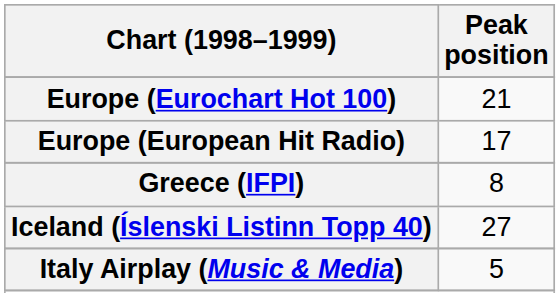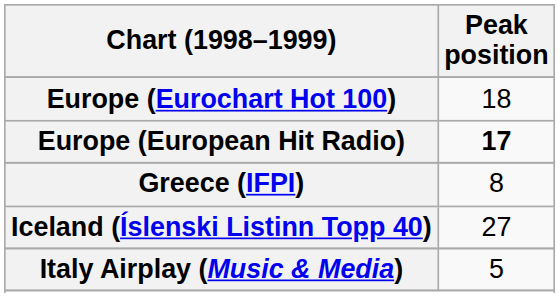(496, 98) 21 -> (496, 98) 18
(496, 141) normal -> (496, 141) bold
